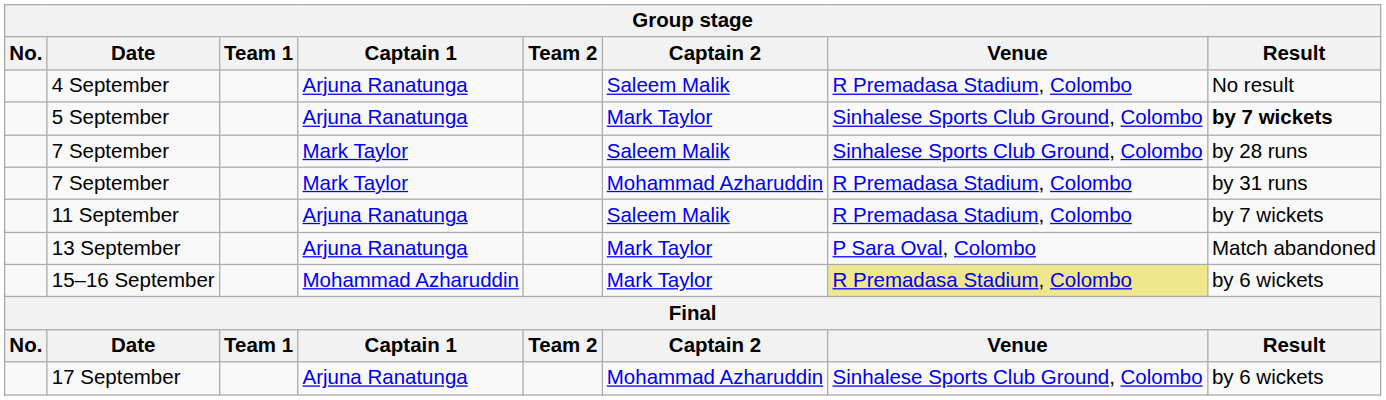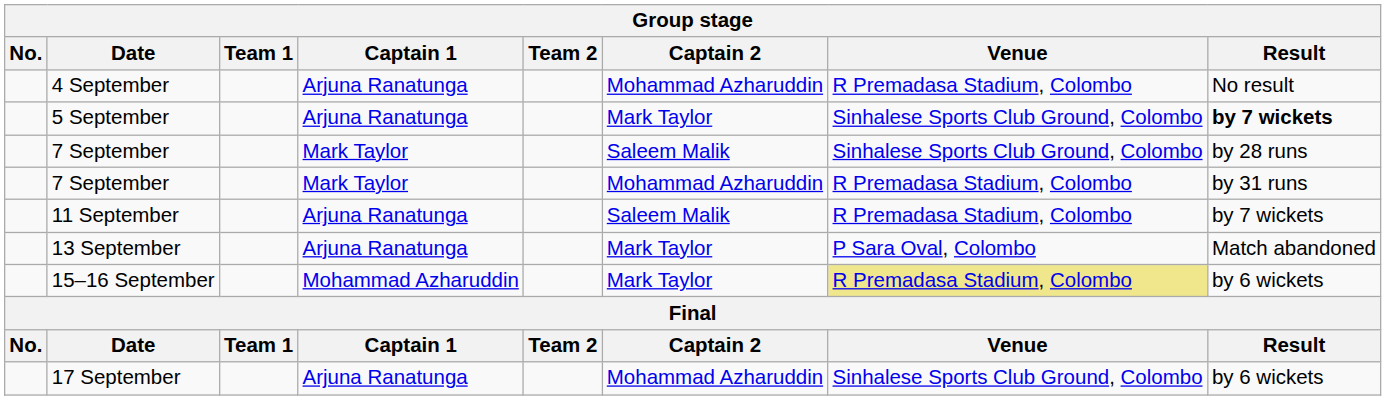(668, 85) Saleem Malik -> (715, 85) Mohammad Azharuddin
